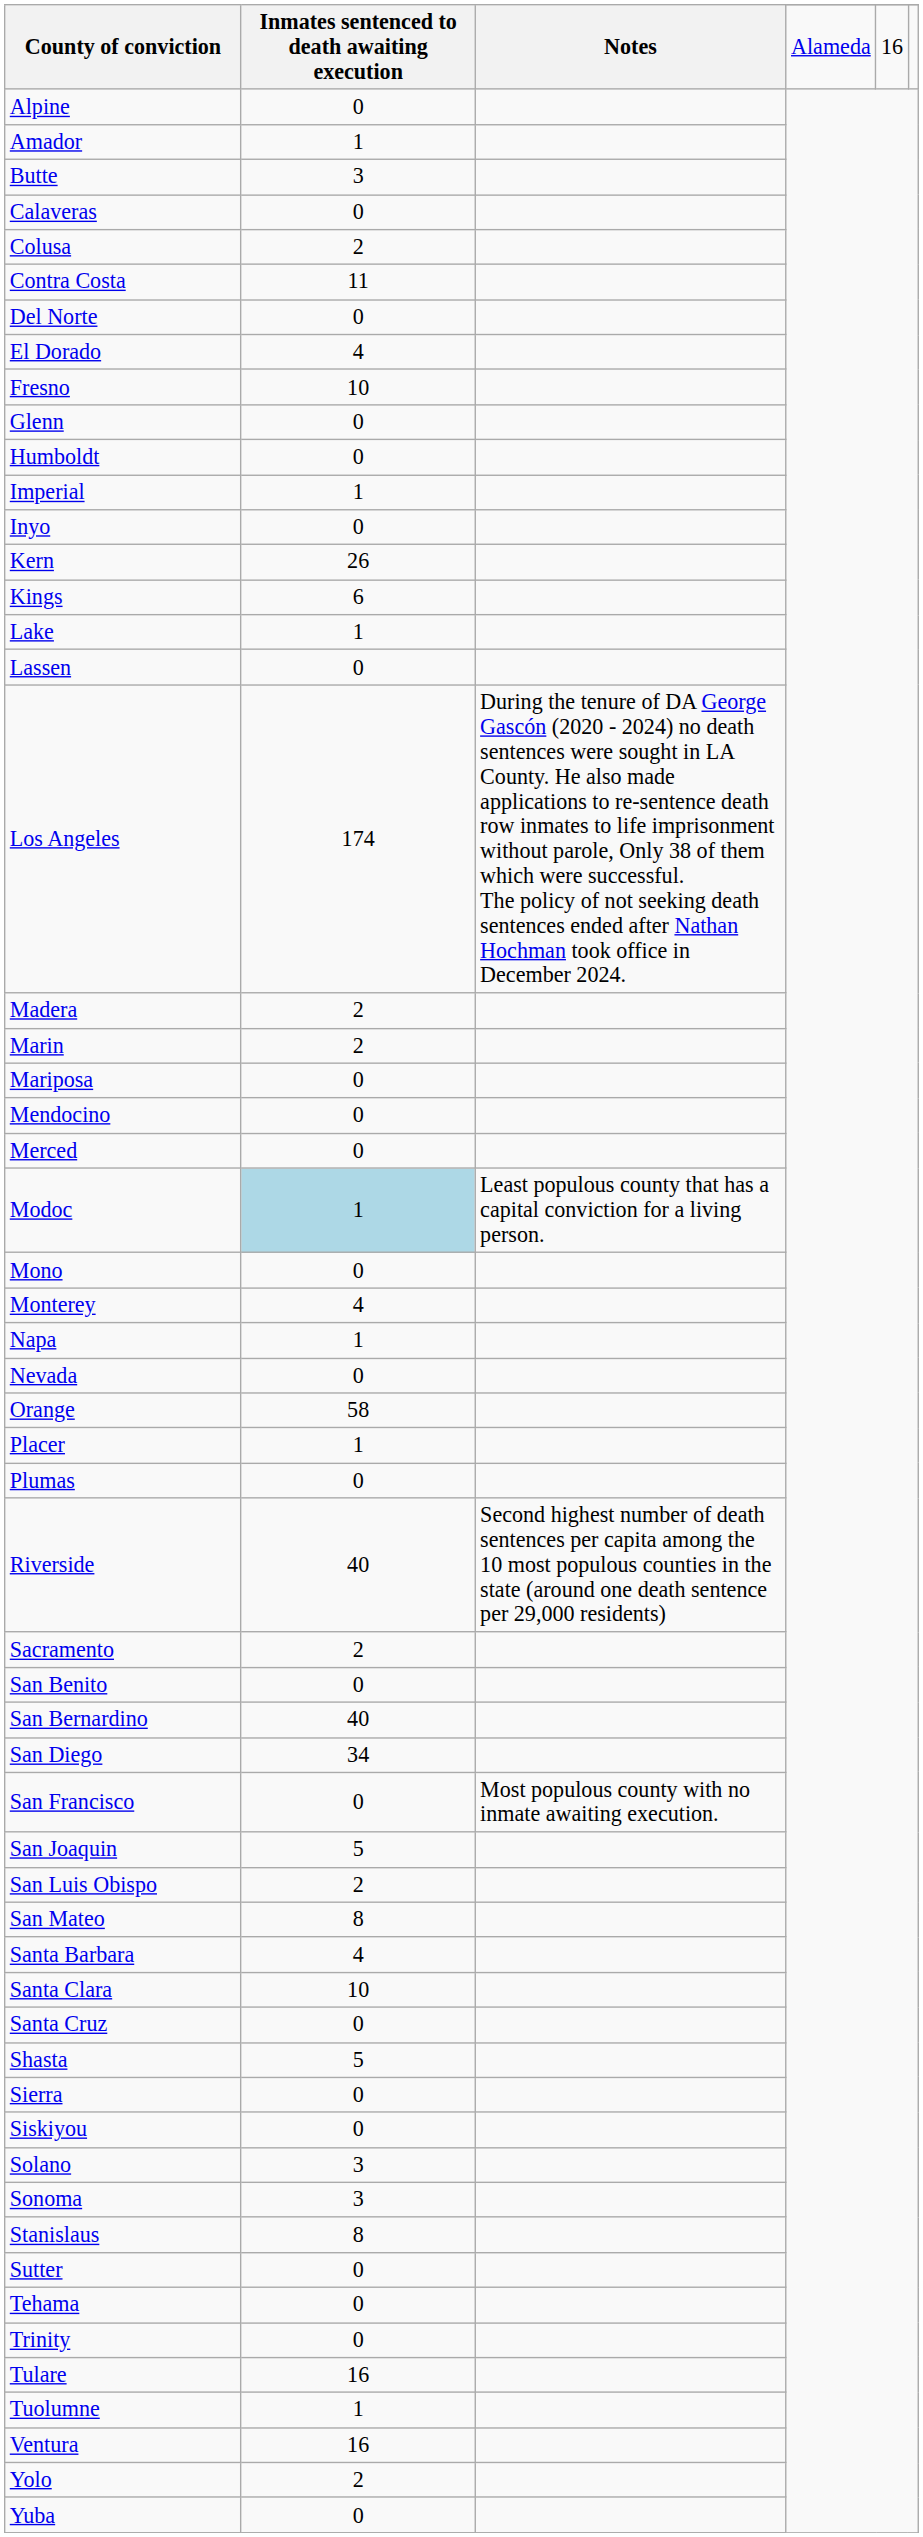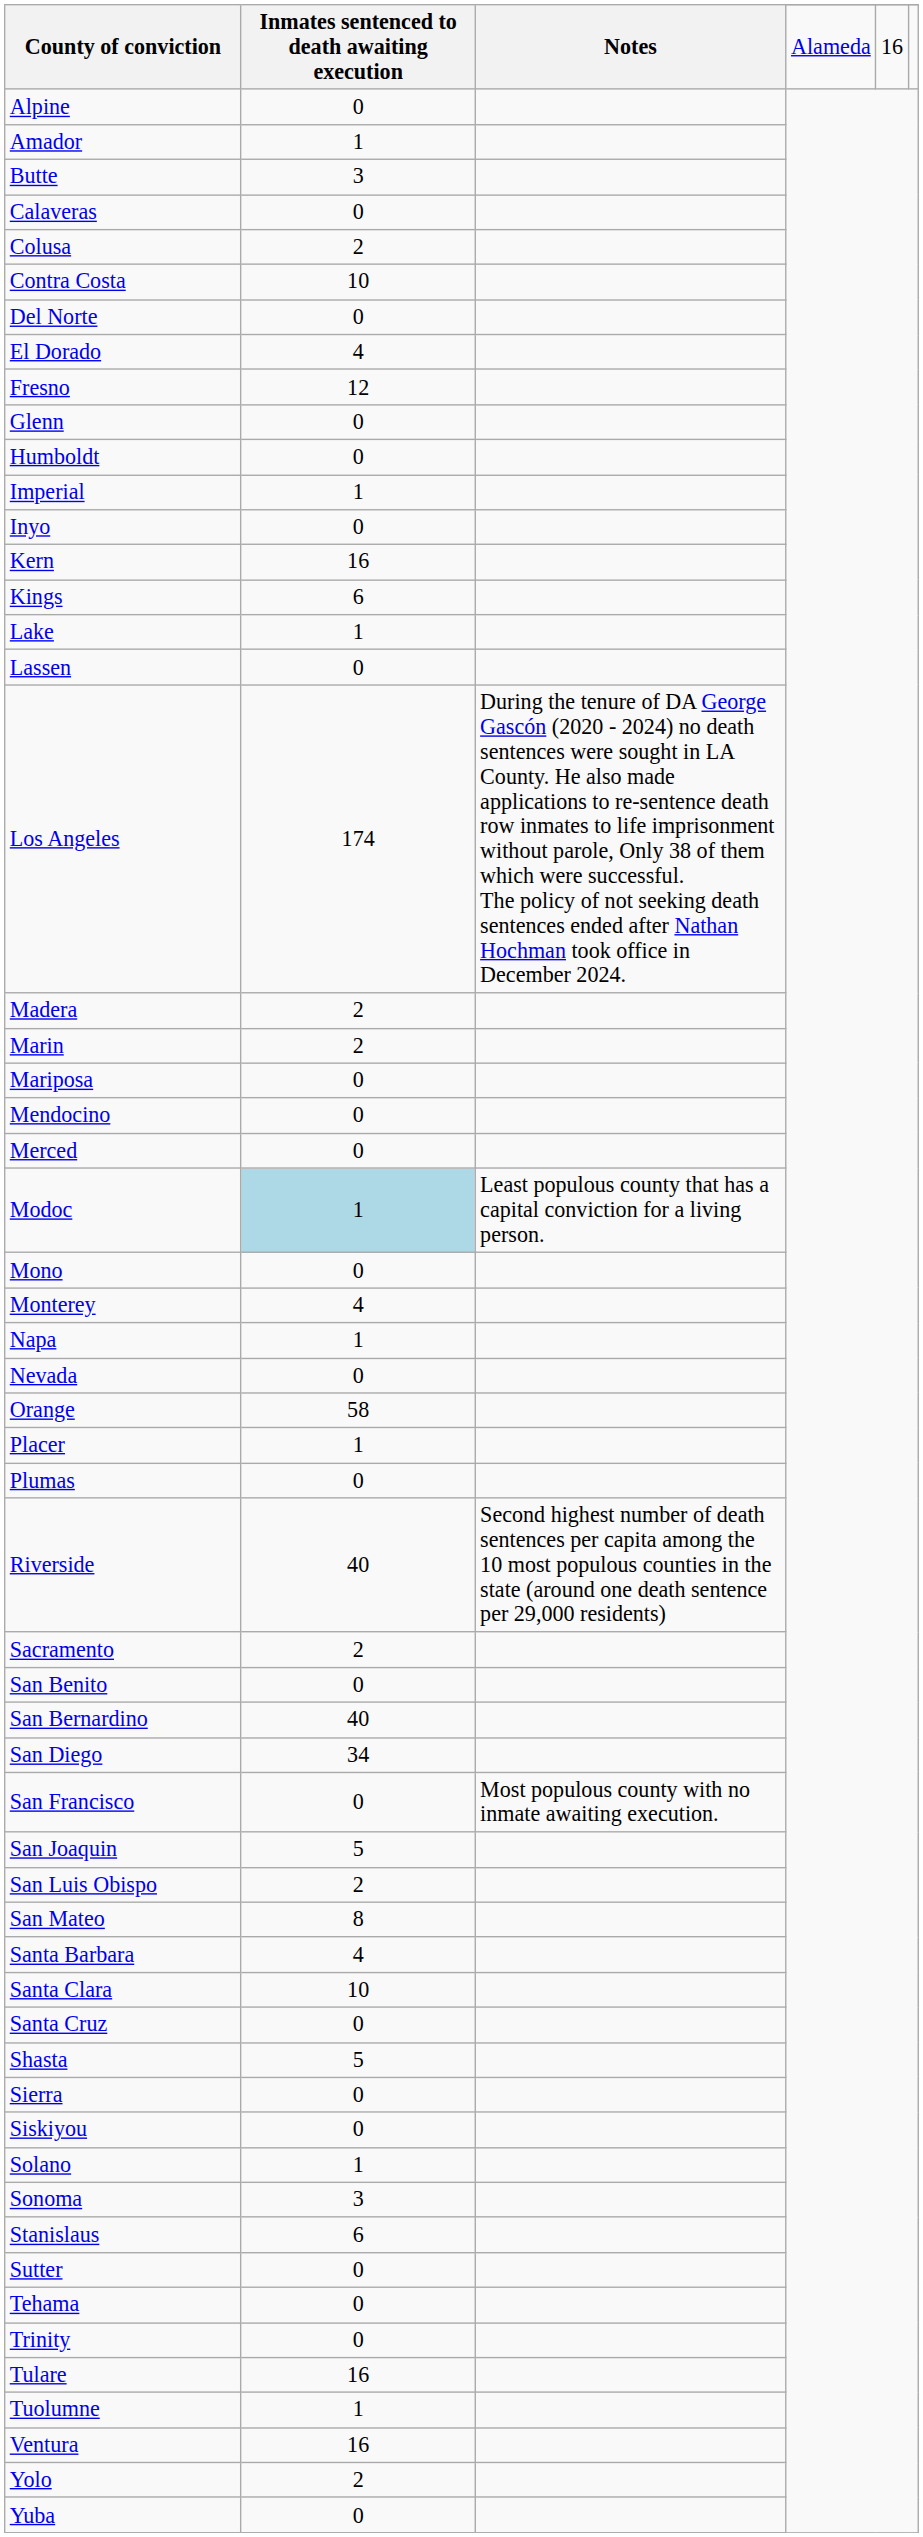(358, 281) 11 -> (358, 281) 10
(358, 386) 10 -> (358, 386) 12
(358, 561) 26 -> (358, 561) 16
(358, 2164) 3 -> (358, 2164) 1
(358, 2234) 8 -> (358, 2234) 6
